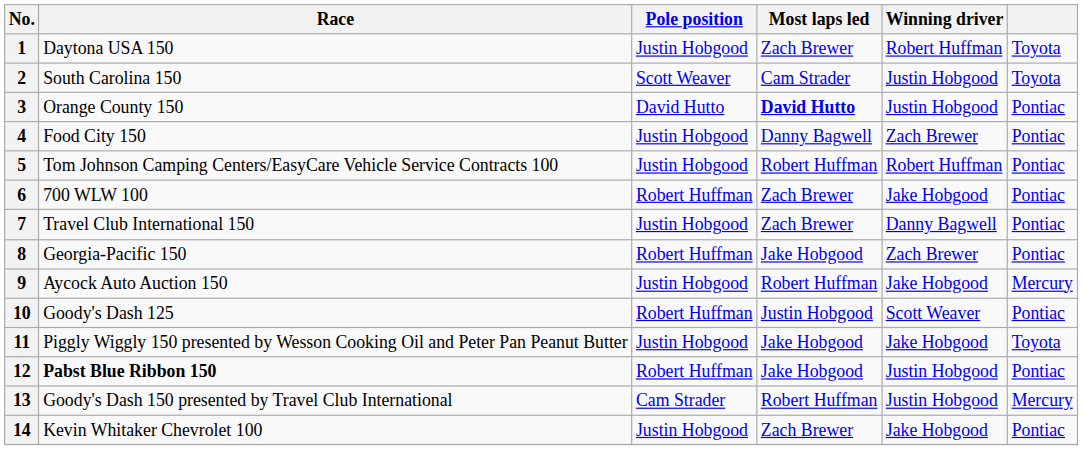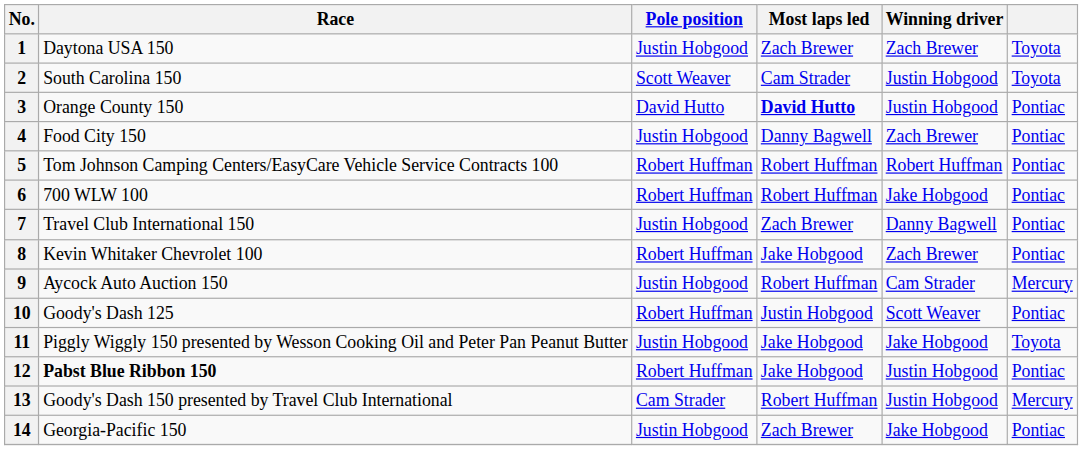(944, 48) Robert Huffman -> (932, 48) Zach Brewer
(692, 165) Justin Hobgood -> (694, 165) Robert Huffman
(807, 195) Zach Brewer -> (819, 195) Robert Huffman
(115, 253) Georgia-Pacific 150 -> (153, 253) Kevin Whitaker Chevrolet 100
(937, 283) Jake Hobgood -> (930, 283) Cam Strader
(153, 429) Kevin Whitaker Chevrolet 100 -> (115, 429) Georgia-Pacific 150
